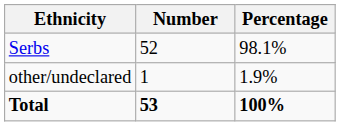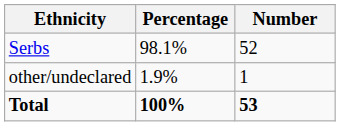columns swapped: (185, 18) <-> (285, 18)
